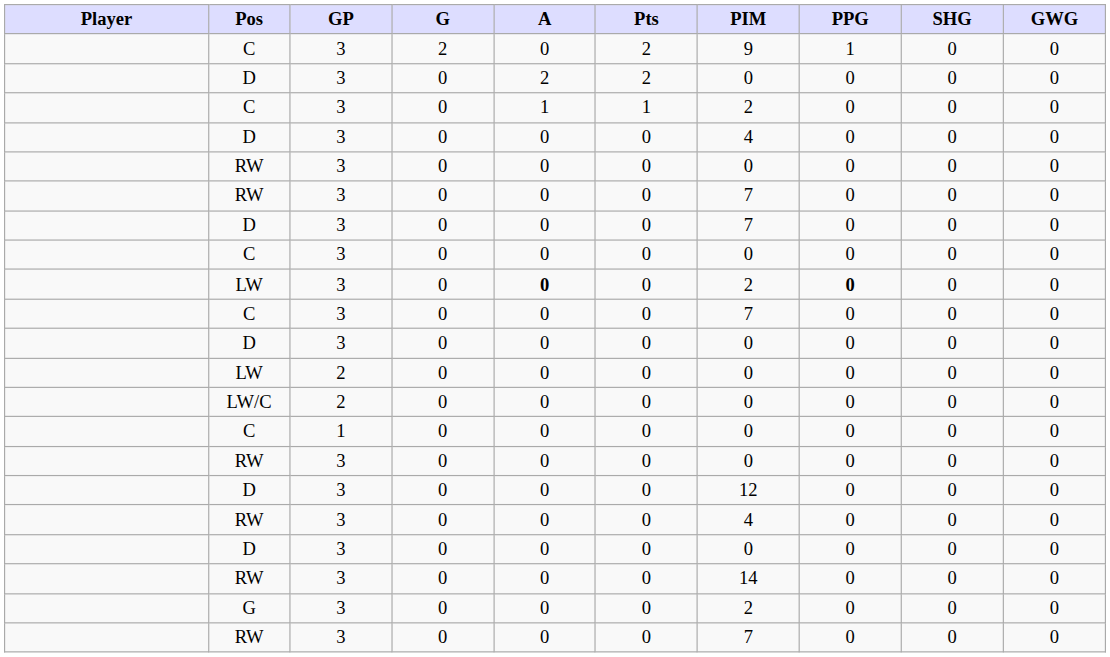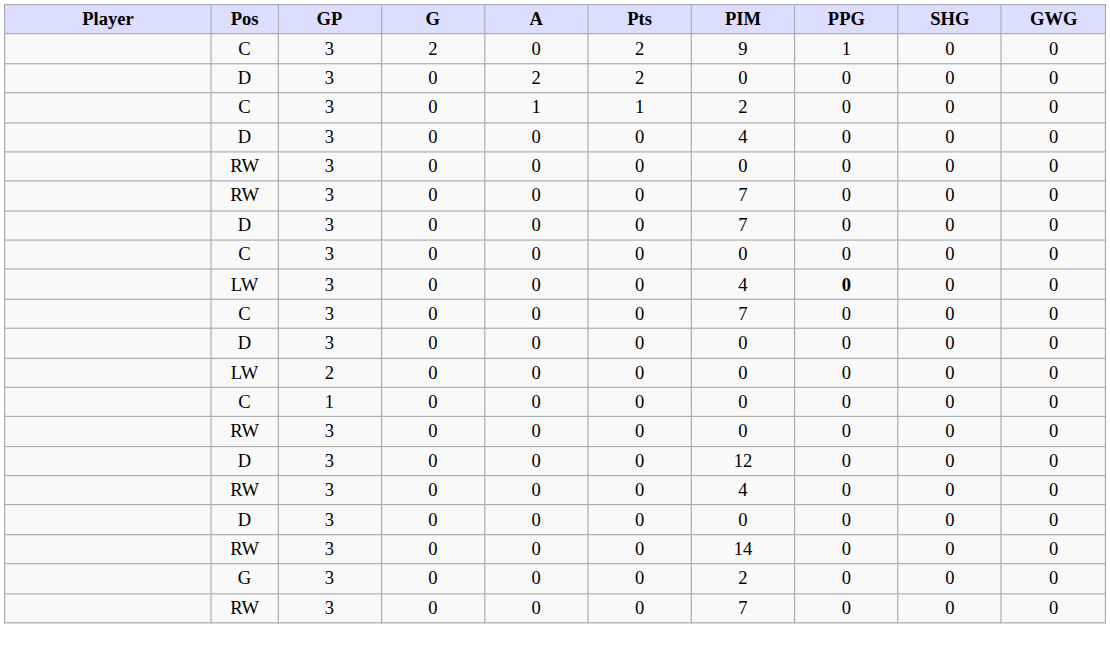(545, 284) bold -> (536, 284) normal
(748, 284) 2 -> (743, 284) 4
- row: (249, 401)
